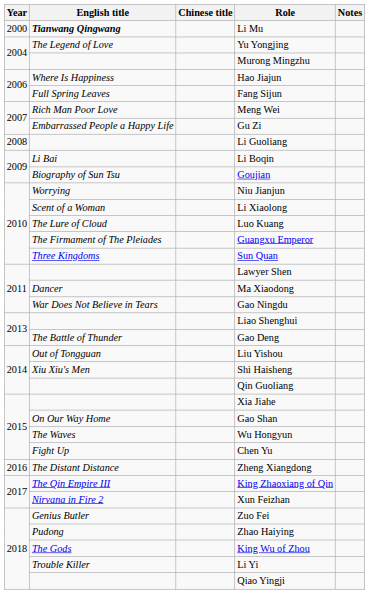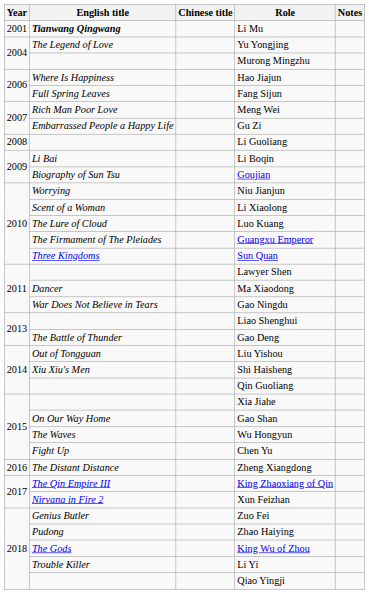(17, 28) 2000 -> (17, 28) 2001
